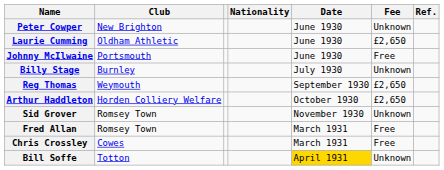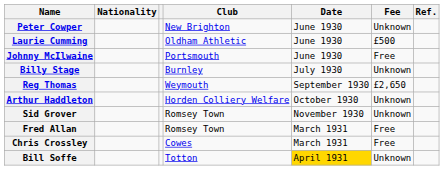columns swapped: (260, 12) <-> (159, 12)
(390, 41) £2,650 -> (384, 41) £500
(390, 99) £2,650 -> (392, 99) Unknown
